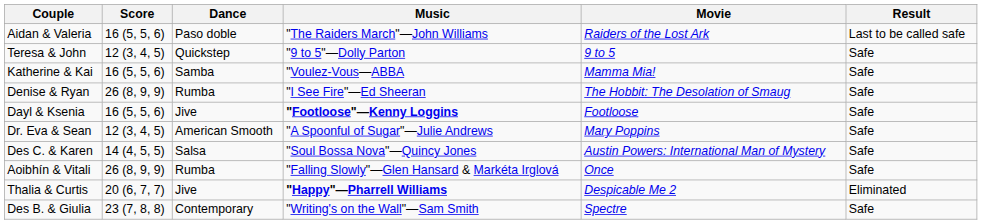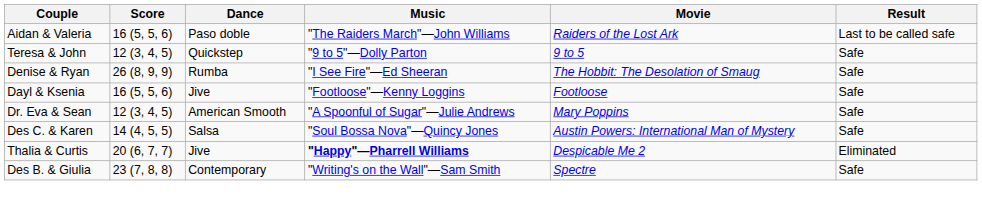- row: (50, 72)
(372, 111) bold -> (386, 92) normal
- row: (49, 170)
